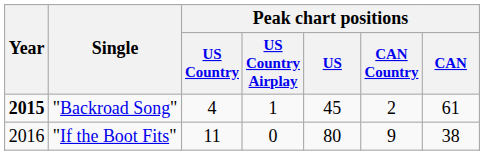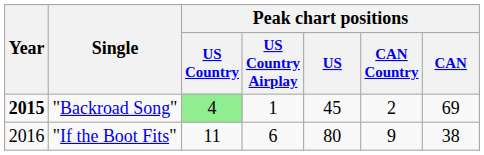(212, 107) no background -> (212, 107) lightgreen background
(451, 107) 61 -> (451, 107) 69
(273, 136) 0 -> (273, 136) 6
